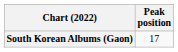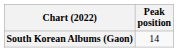(154, 39) 17 -> (154, 39) 14
